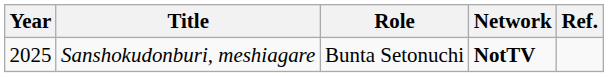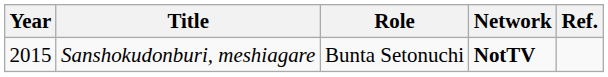(30, 54) 2025 -> (30, 54) 2015
